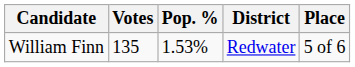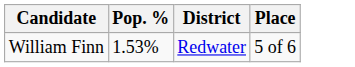- column: (133, 18)
